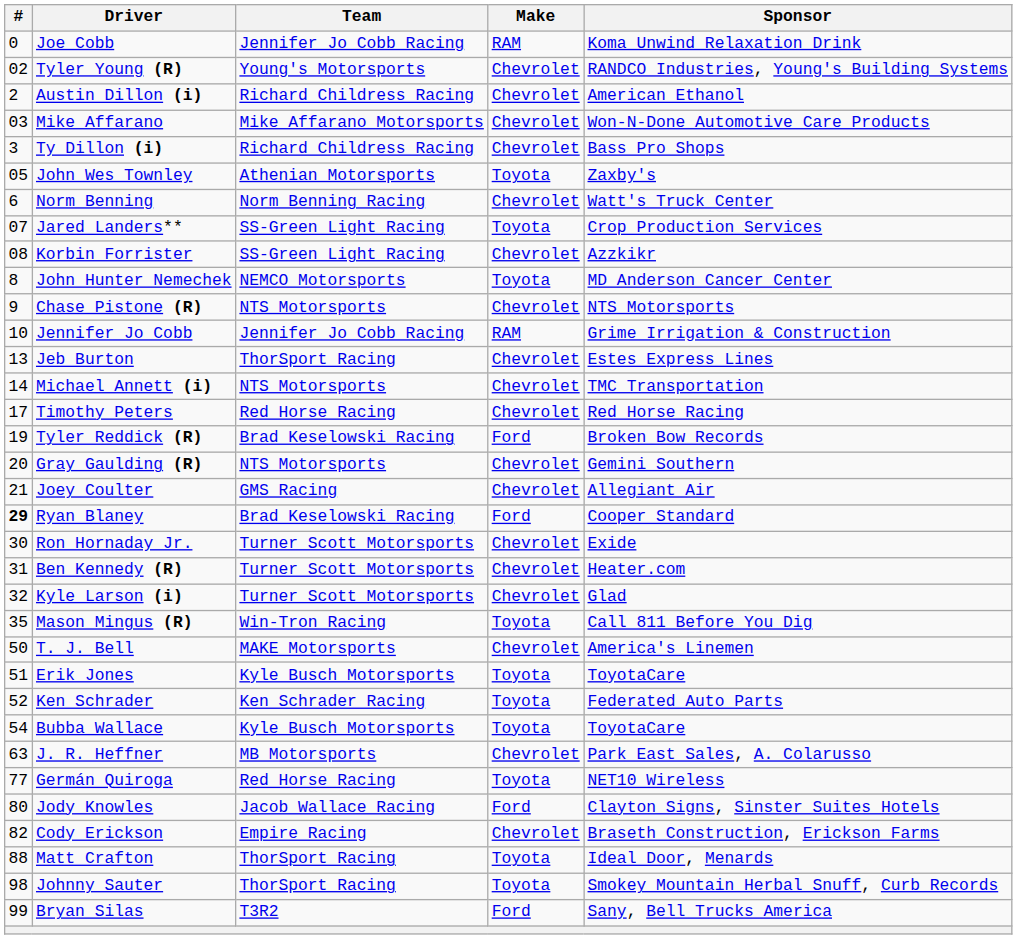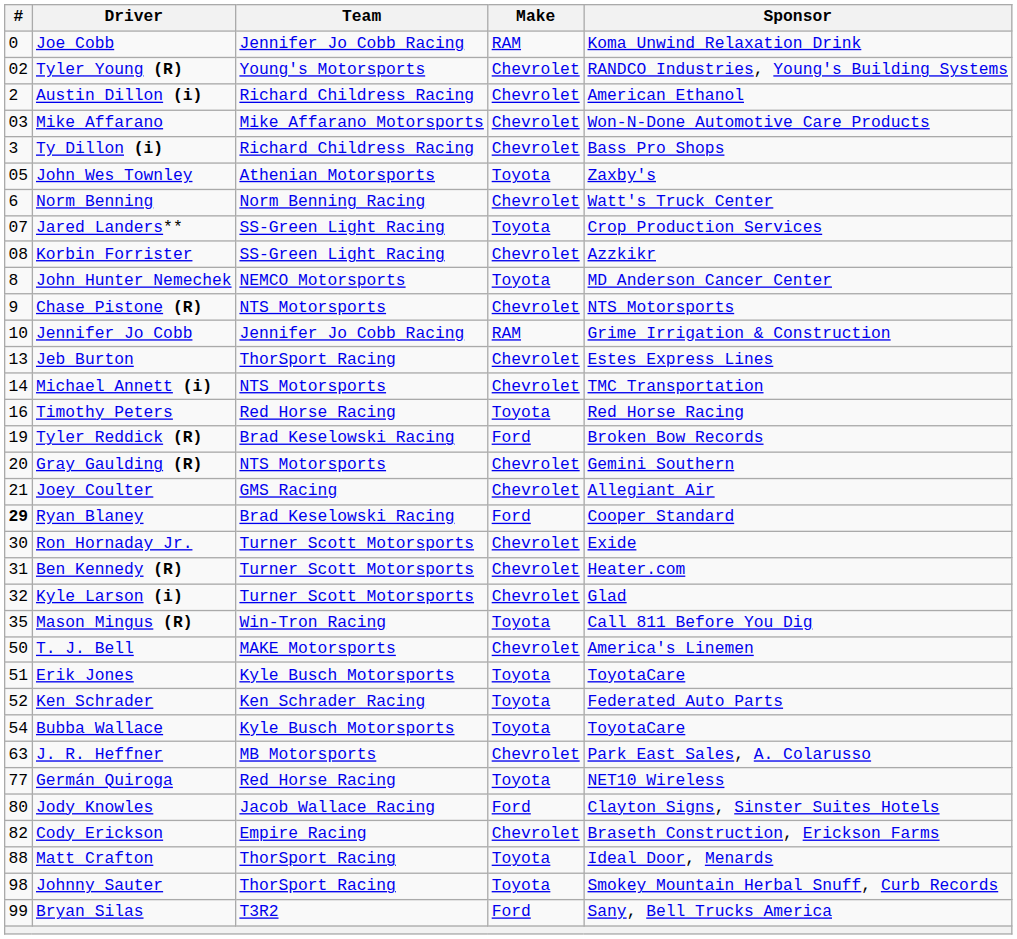(18, 413) 17 -> (18, 413) 16
(536, 413) Chevrolet -> (521, 413) Toyota
